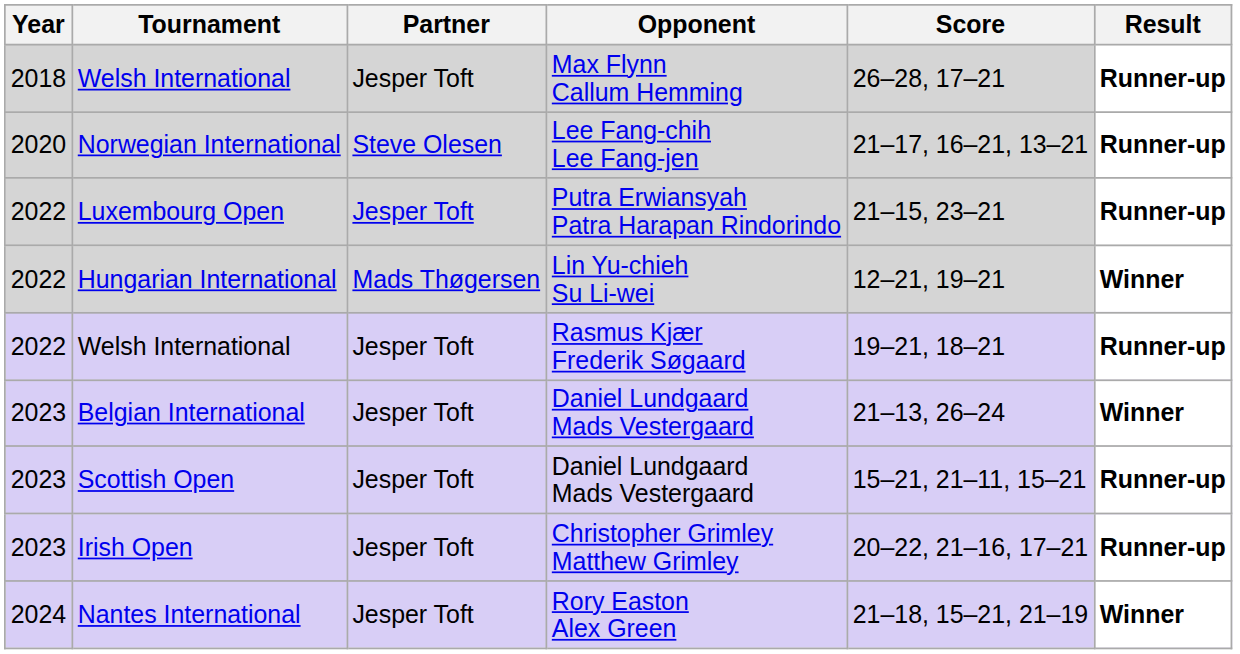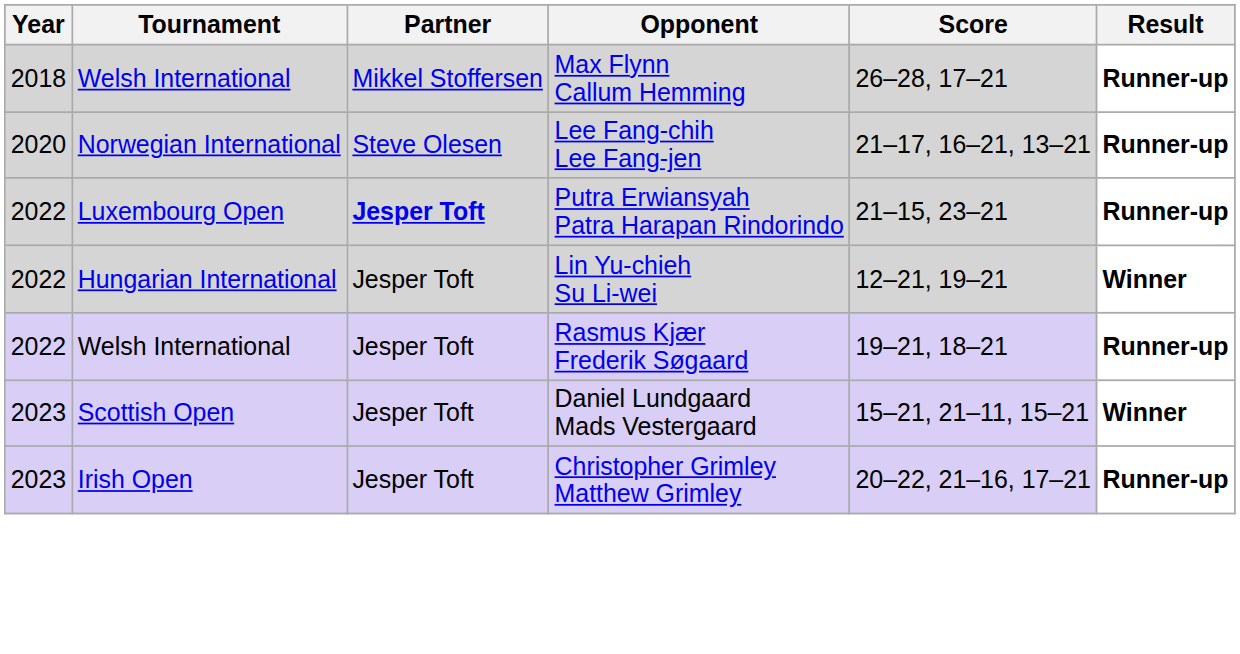(413, 78) Jesper Toft -> (448, 78) Mikkel Stoffersen
(413, 212) normal -> (419, 212) bold
(446, 279) Mads Thøgersen -> (413, 279) Jesper Toft
- row: (191, 413)
(1163, 480) Runner-up -> (1145, 413) Winner
- row: (189, 614)
